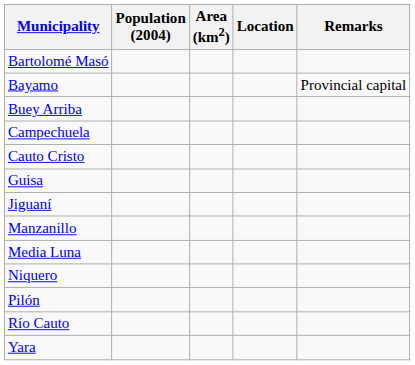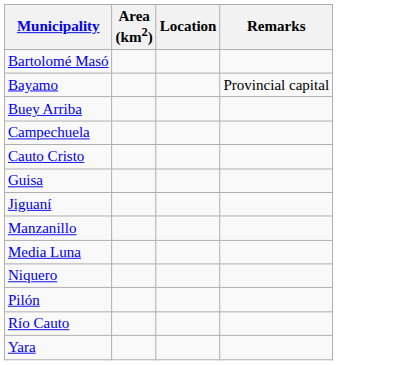- column: (151, 26)
